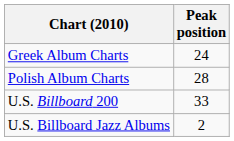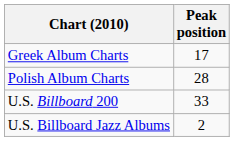(201, 55) 24 -> (201, 55) 17
